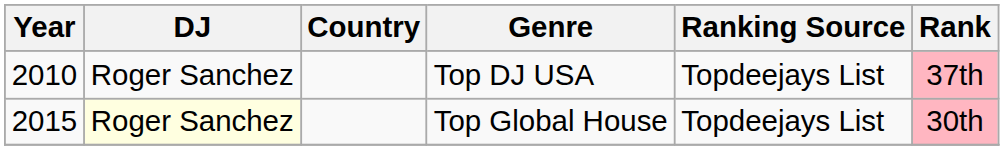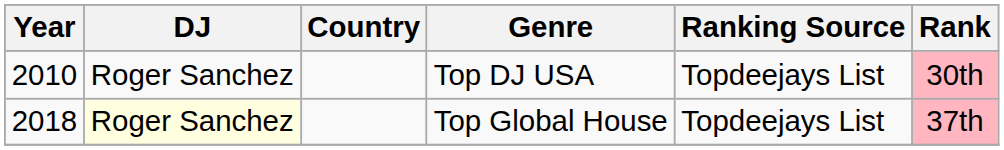(955, 74) 37th -> (955, 74) 30th
(44, 121) 2015 -> (44, 121) 2018
(955, 121) 30th -> (955, 121) 37th
